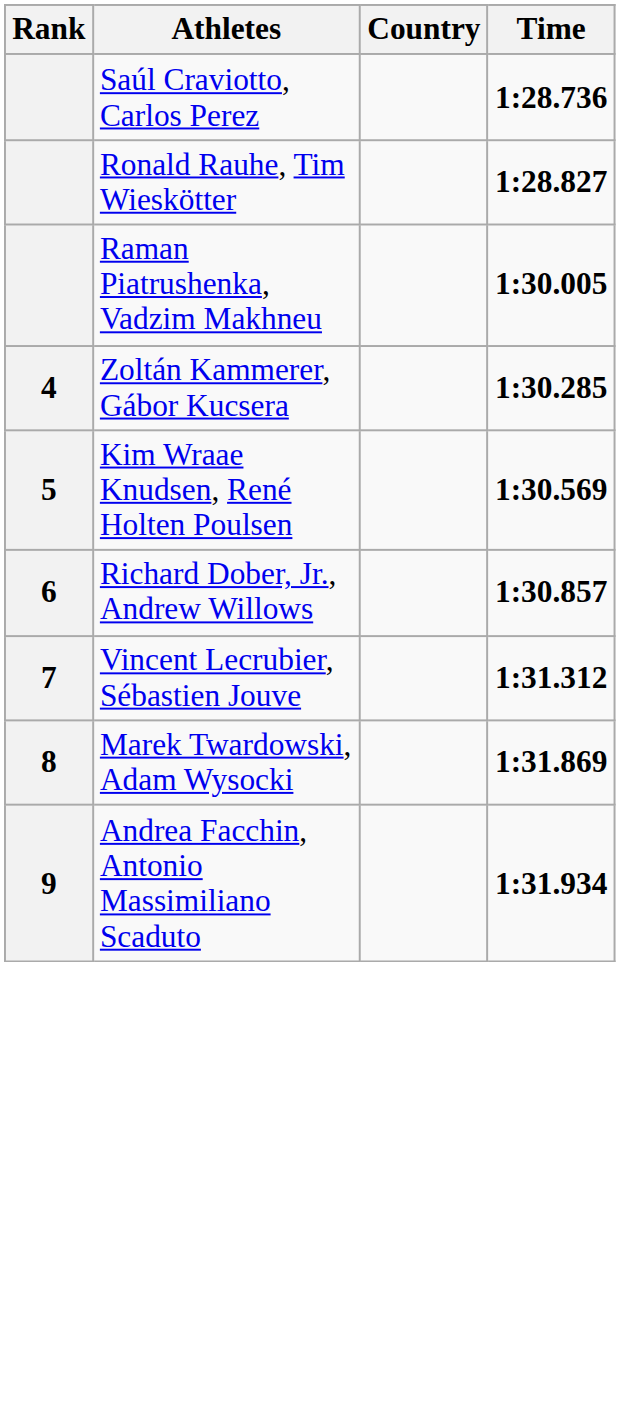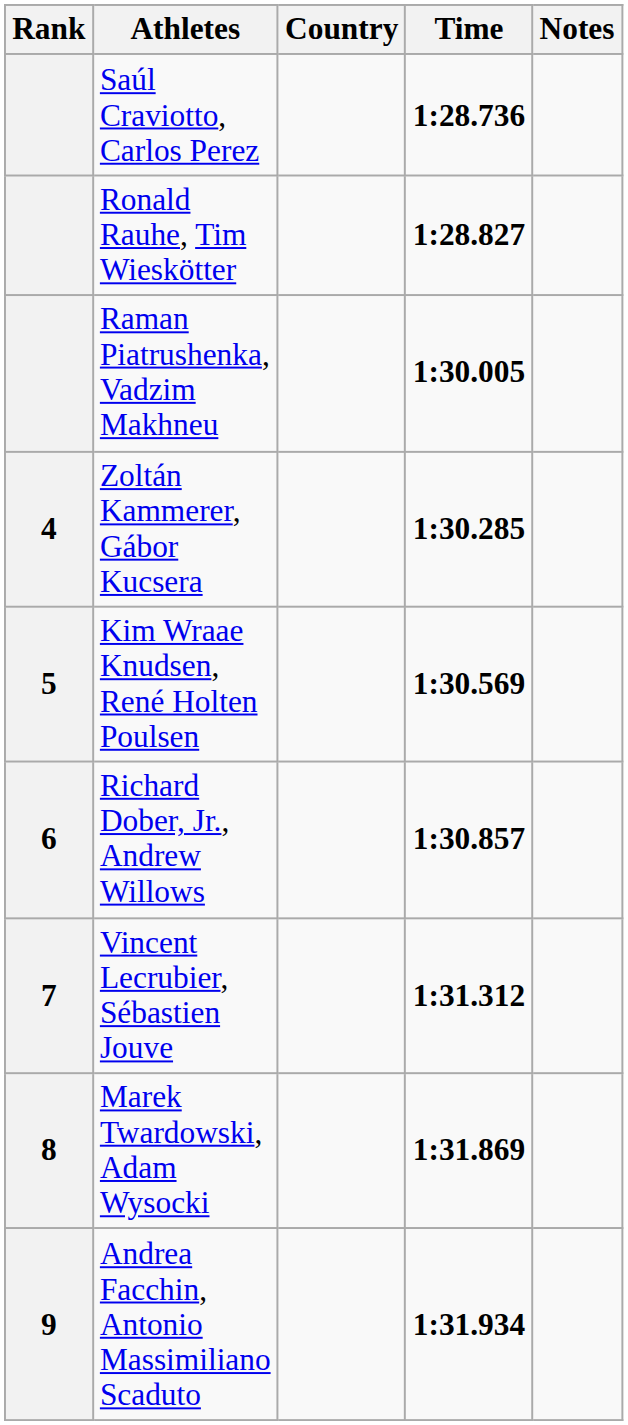+ column: (577, 29)
